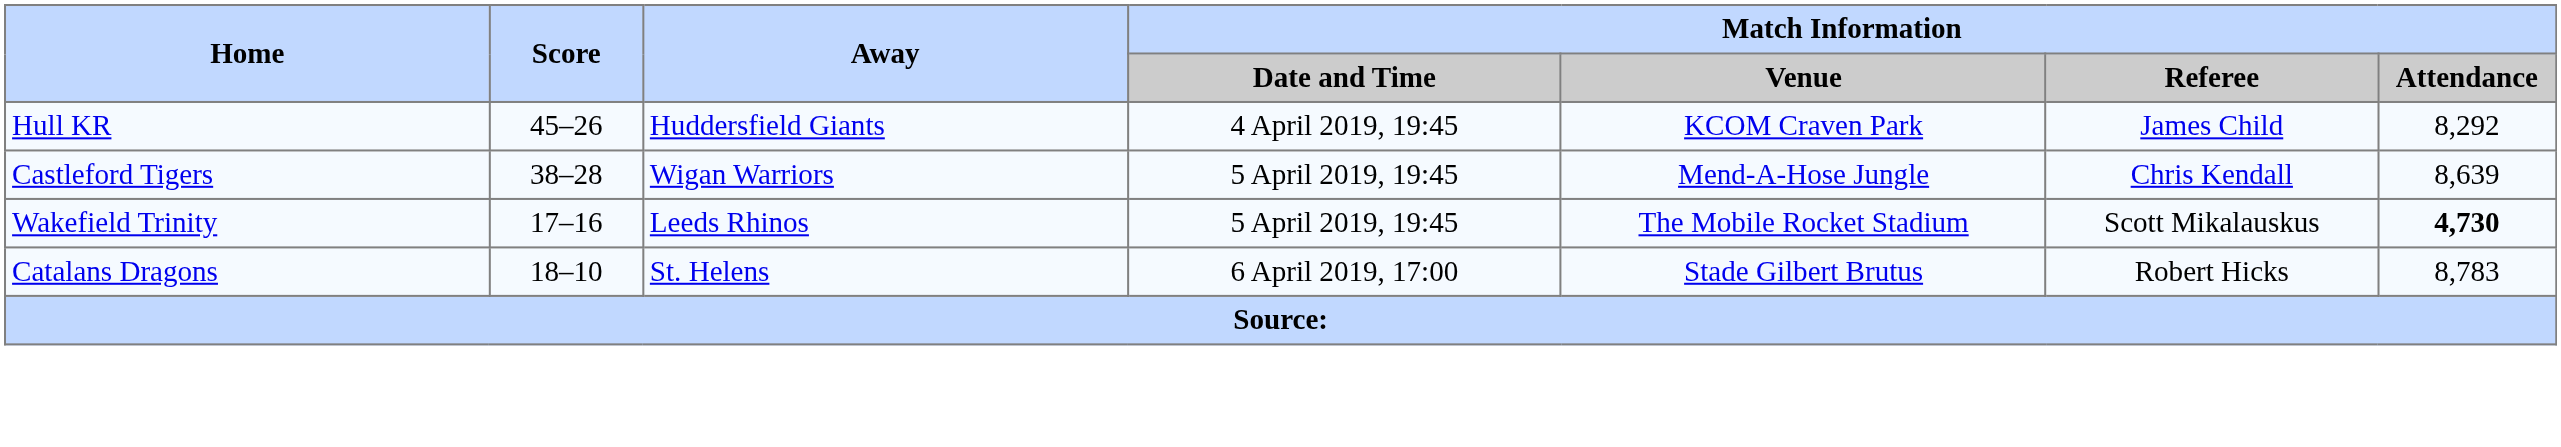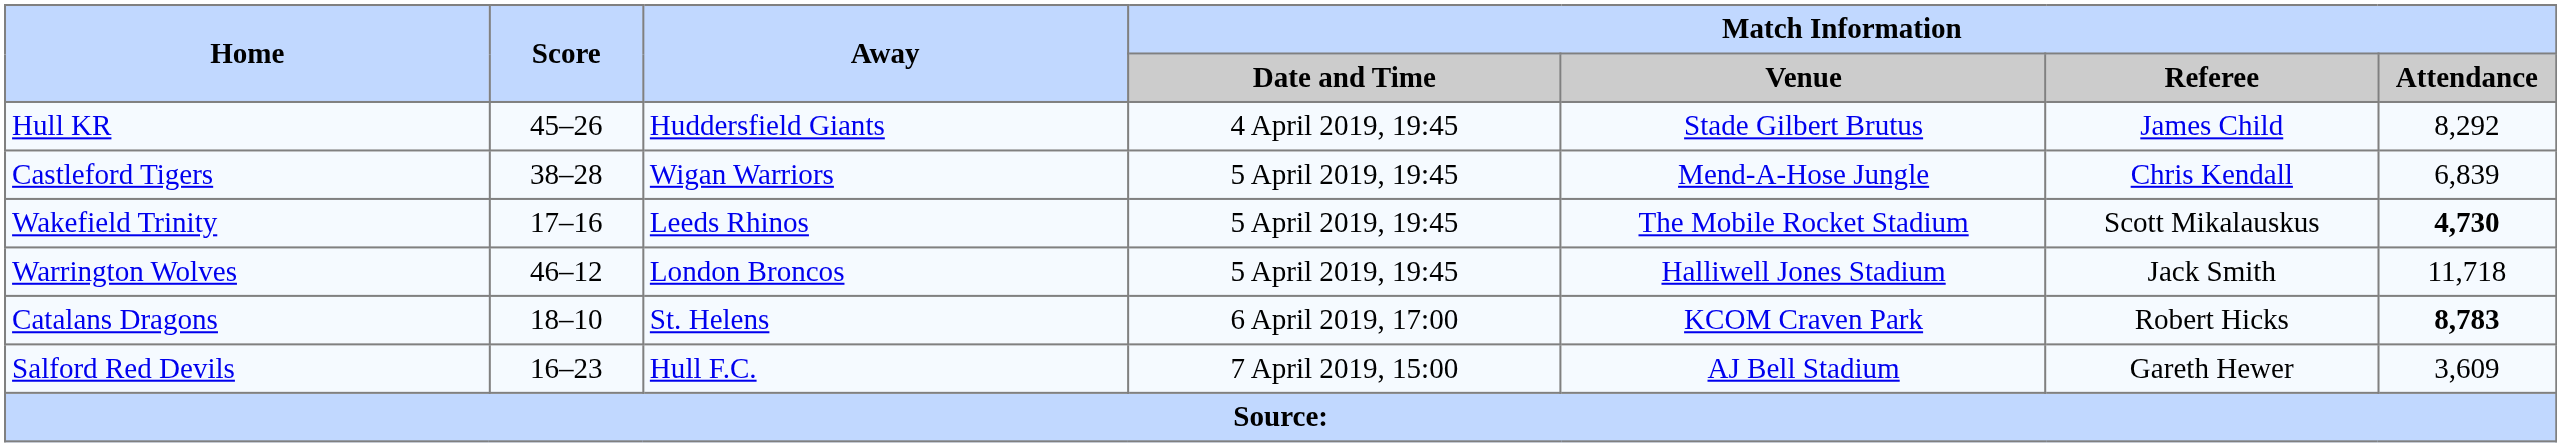(1804, 125) KCOM Craven Park -> (1804, 125) Stade Gilbert Brutus
(2467, 174) 8,639 -> (2467, 174) 6,839
+ row: (125, 271)
(1804, 271) Stade Gilbert Brutus -> (1804, 319) KCOM Craven Park
(2467, 271) normal -> (2467, 319) bold
+ row: (123, 368)
